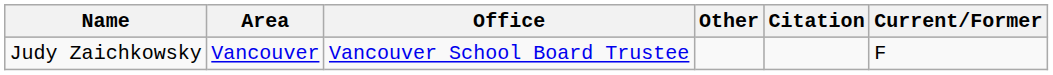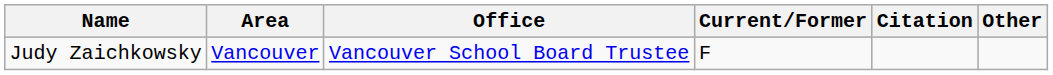columns swapped: (729, 21) <-> (958, 21)
